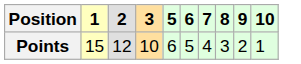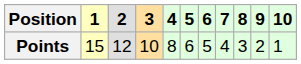+ column: (172, 18)
